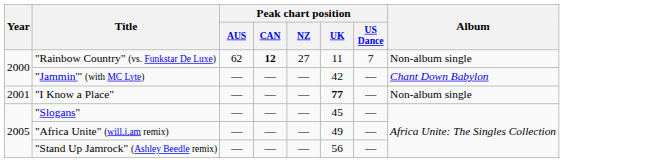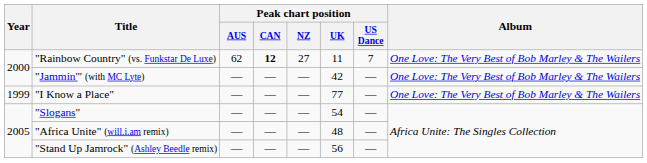(431, 58) Non-album single -> (515, 58) One Love: The Very Best of Bob Marley & The Wailers
(439, 76) Chant Down Babylon -> (515, 76) One Love: The Very Best of Bob Marley & The Wailers
(18, 94) 2001 -> (18, 94) 1999
(337, 94) bold -> (337, 94) normal
(431, 94) Non-album single -> (515, 94) One Love: The Very Best of Bob Marley & The Wailers
(337, 112) 45 -> (337, 112) 54
(337, 130) 49 -> (337, 130) 48
